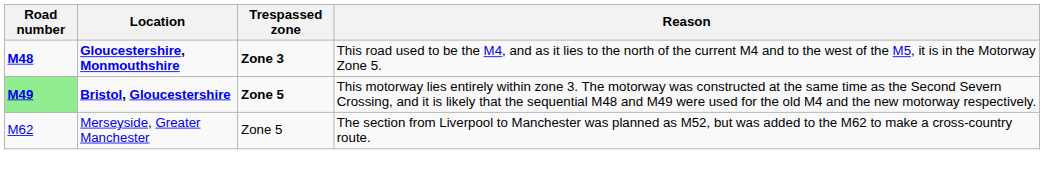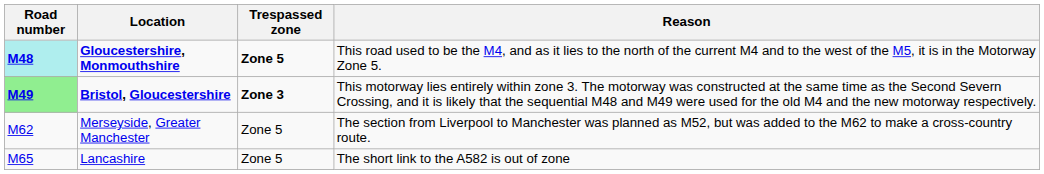(20, 58) no background -> (20, 58) paleturquoise background
(262, 58) Zone 3 -> (262, 58) Zone 5
(262, 94) Zone 5 -> (262, 94) Zone 3
+ row: (113, 159)
